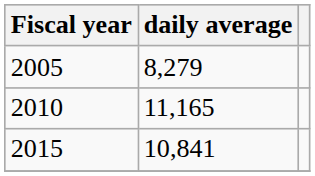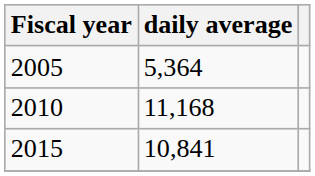(173, 66) 8,279 -> (173, 66) 5,364
(179, 107) 11,165 -> (179, 107) 11,168
